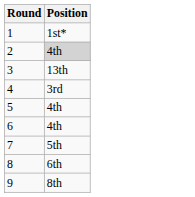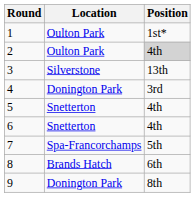+ column: (94, 13)
